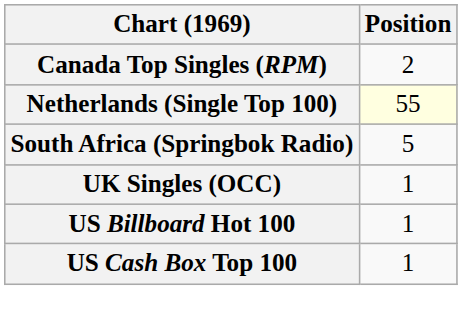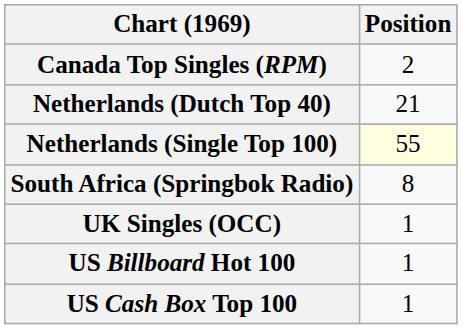+ row: (182, 104)
(408, 143) 5 -> (408, 183) 8
